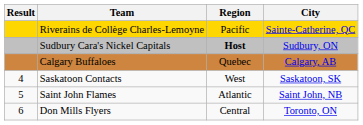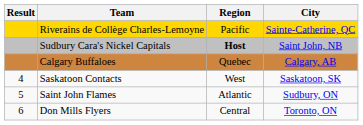(311, 45) Sudbury, ON -> (311, 45) Saint John, NB
(311, 95) Saint John, NB -> (311, 95) Sudbury, ON
